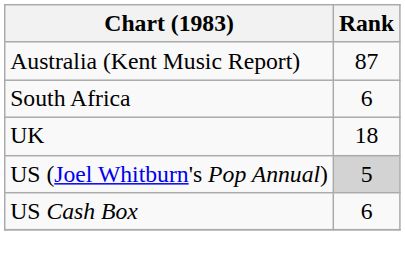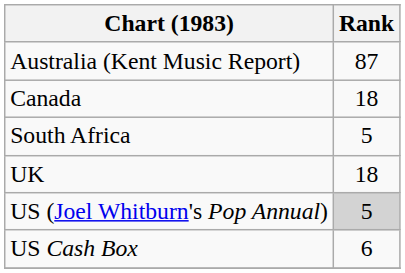+ row: (46, 98)
(367, 98) 6 -> (367, 135) 5
